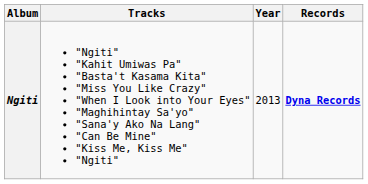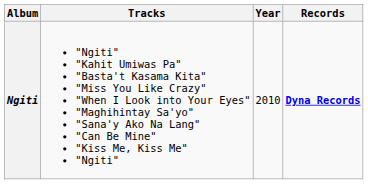(268, 100) 2013 -> (268, 100) 2010
